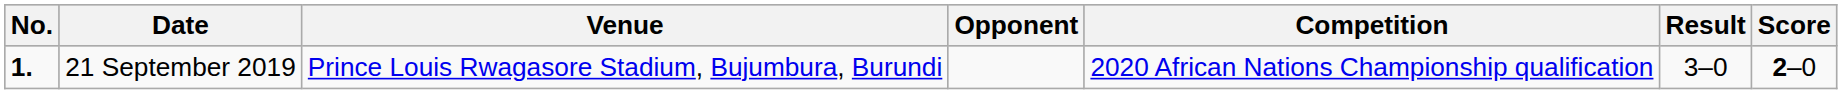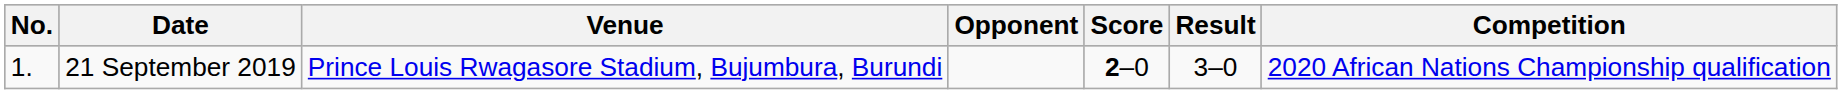columns swapped: (1794, 25) <-> (1372, 25)
(22, 66) bold -> (22, 66) normal
